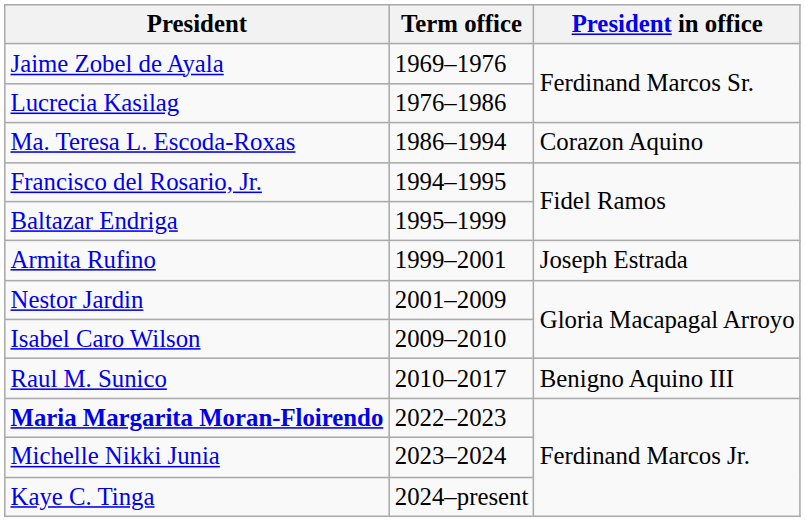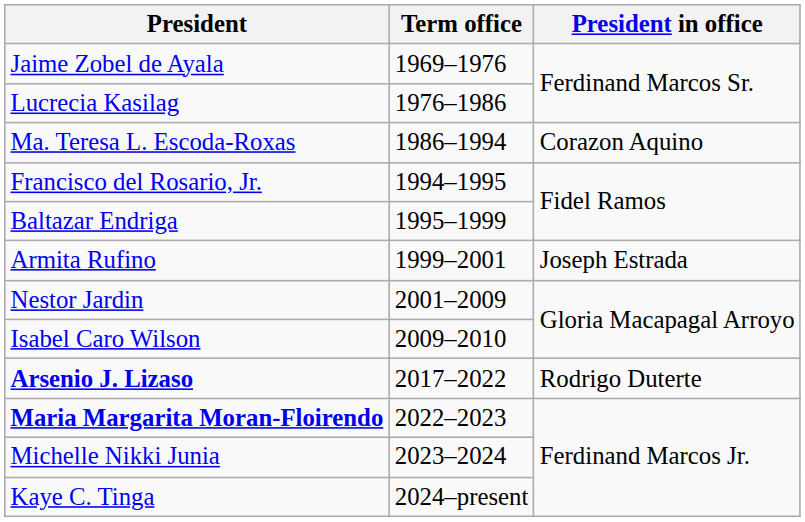- row: (89, 378)
+ row: (102, 378)
